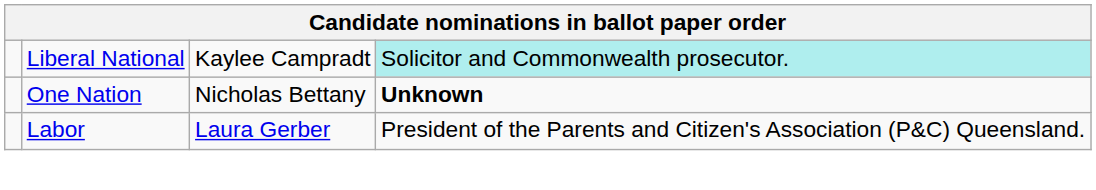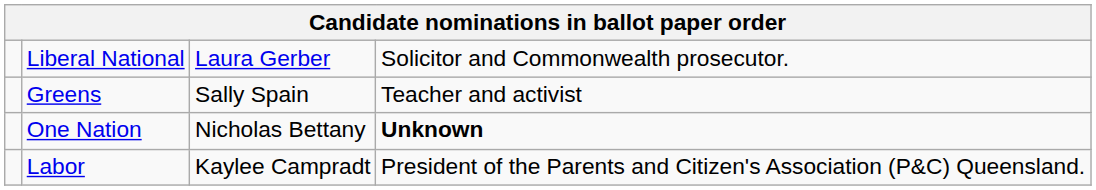(283, 58) Kaylee Campradt -> (263, 58) Laura Gerber
(585, 58) paleturquoise background -> (585, 58) no background
+ row: (64, 94)
(263, 130) Laura Gerber -> (283, 166) Kaylee Campradt
